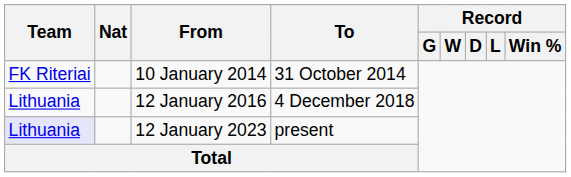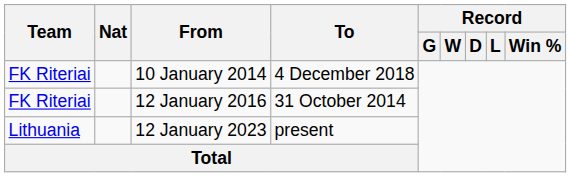(340, 74) 31 October 2014 -> (345, 74) 4 December 2018
(44, 102) Lithuania -> (50, 102) FK Riteriai
(345, 102) 4 December 2018 -> (340, 102) 31 October 2014
(44, 130) lavender background -> (44, 130) no background
